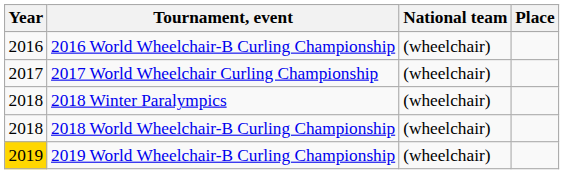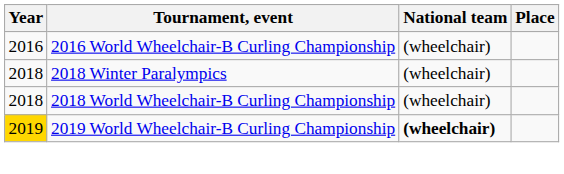- row: (215, 73)
(447, 155) normal -> (449, 127) bold
